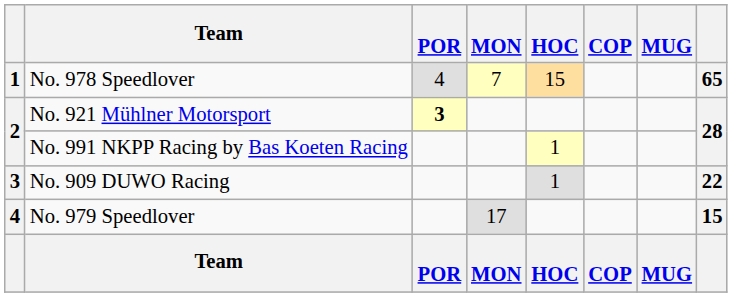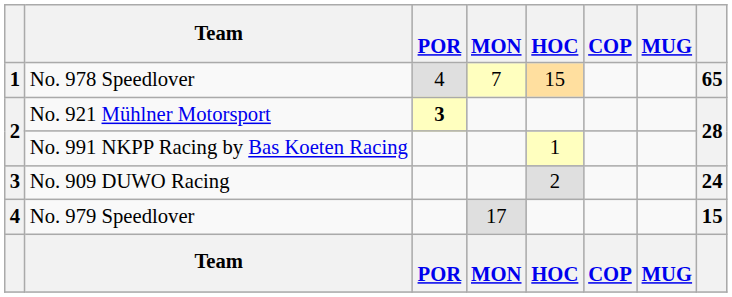(555, 181) 1 -> (555, 181) 2
(712, 181) 22 -> (712, 181) 24
